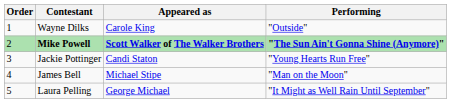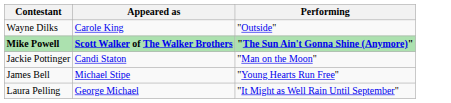- column: (20, 12)
(319, 59) "Young Hearts Run Free" -> (277, 59) "Man on the Moon"
(308, 75) "Man on the Moon" -> (288, 75) "Young Hearts Run Free"
